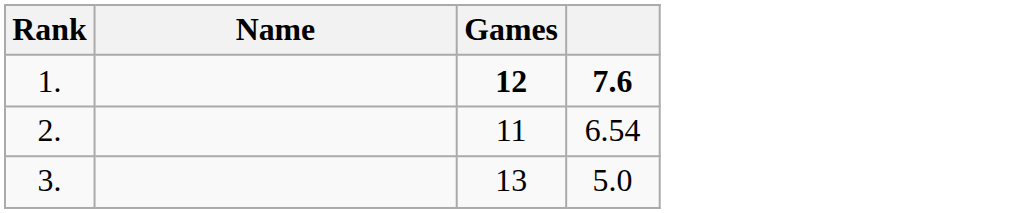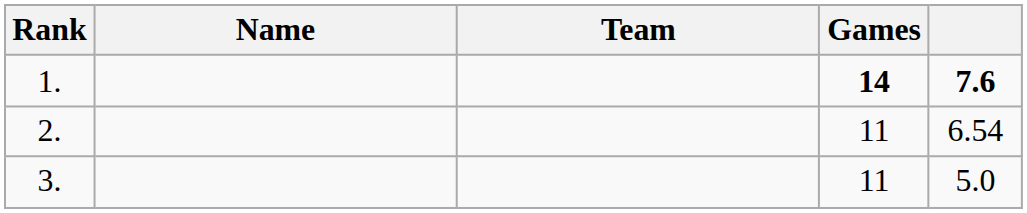+ column: (638, 29)
(511, 80) 12 -> (874, 80) 14
(511, 181) 13 -> (874, 181) 11
